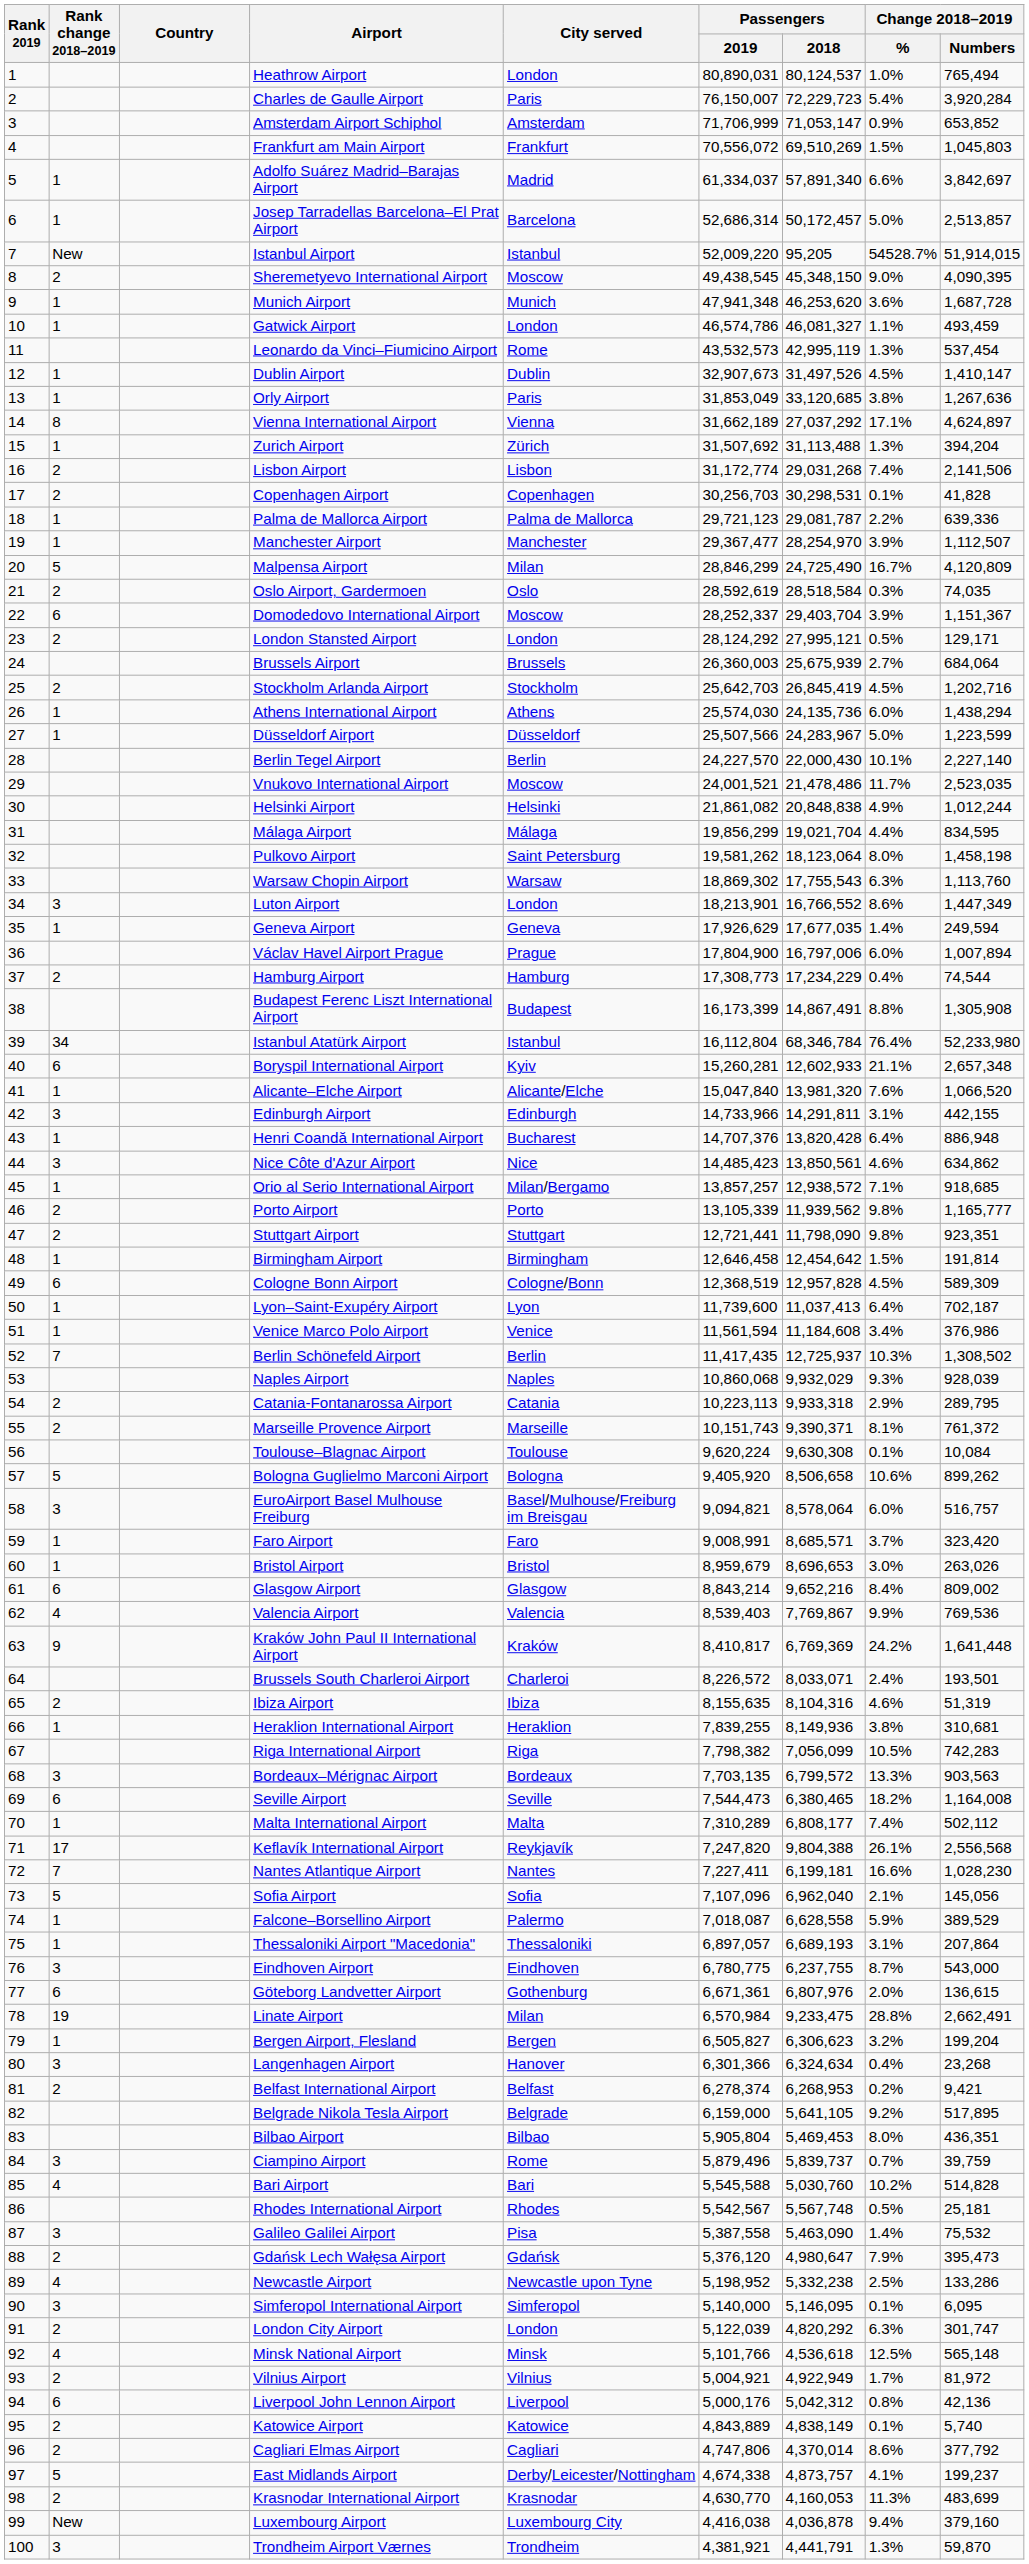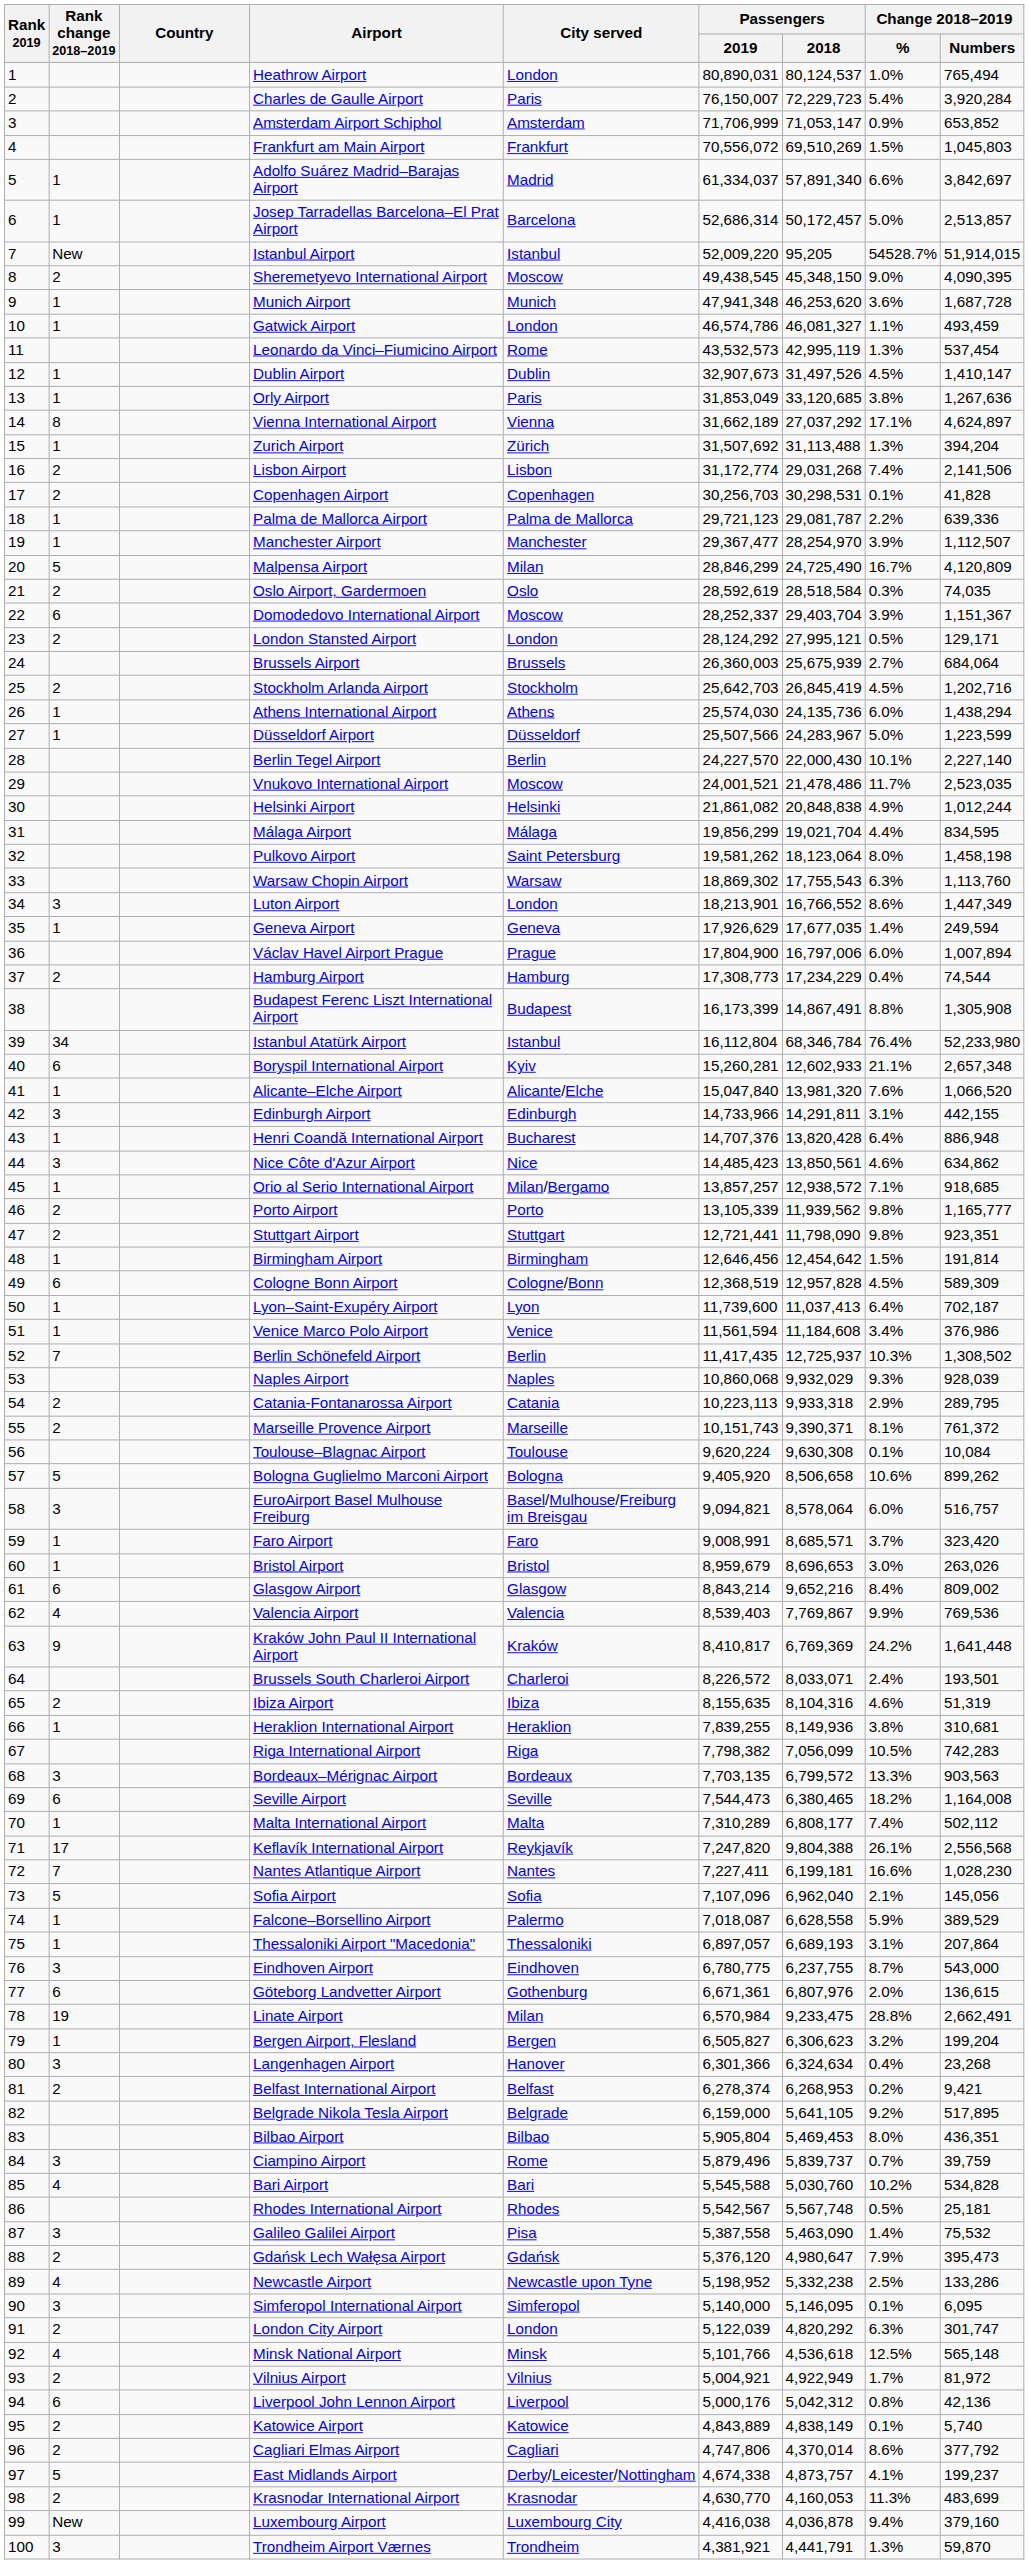(741, 1259) 12,646,458 -> (741, 1259) 12,646,456
(972, 2185) 514,828 -> (972, 2185) 534,828
